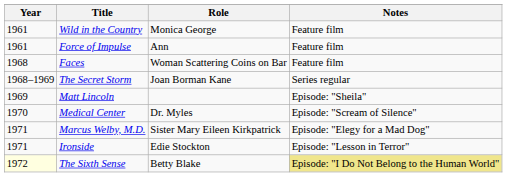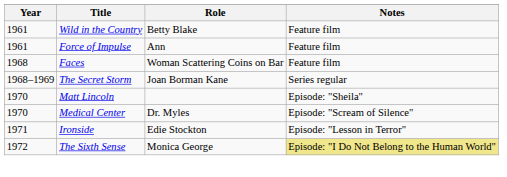(183, 29) Monica George -> (172, 29) Betty Blake
(17, 96) 1969 -> (17, 96) 1970
- row: (102, 130)
(17, 163) lightyellow background -> (17, 146) no background
(175, 163) Betty Blake -> (180, 146) Monica George
